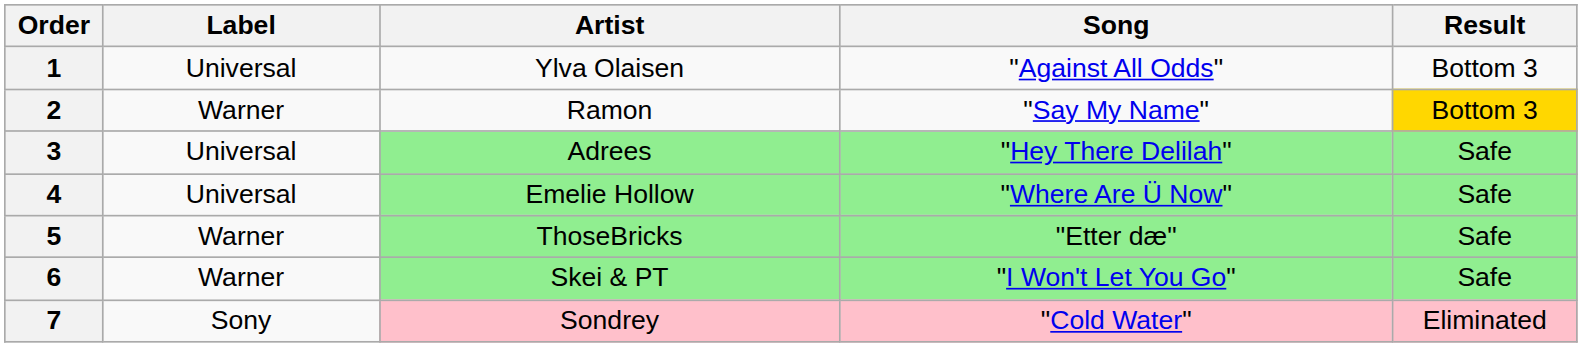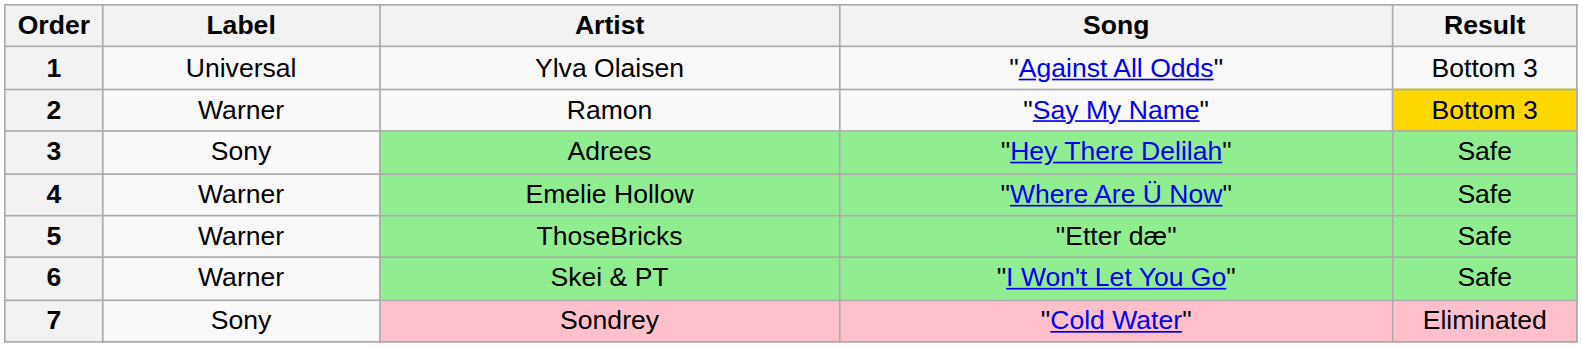(241, 151) Universal -> (241, 151) Sony
(241, 194) Universal -> (241, 194) Warner
